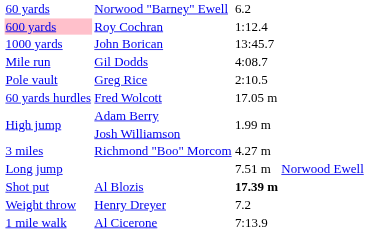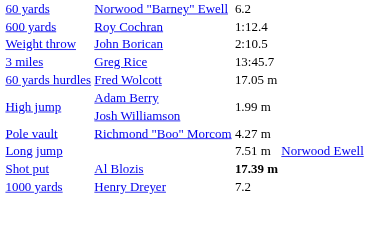(31, 26) pink background -> (31, 26) no background
(34, 44) 1000 yards -> (41, 44) Weight throw
(254, 44) 13:45.7 -> (251, 44) 2:10.5
- row: (121, 62)
(32, 80) Pole vault -> (24, 62) 3 miles
(251, 80) 2:10.5 -> (254, 62) 13:45.7
(24, 151) 3 miles -> (32, 133) Pole vault
(41, 204) Weight throw -> (34, 187) 1000 yards
- row: (126, 222)
